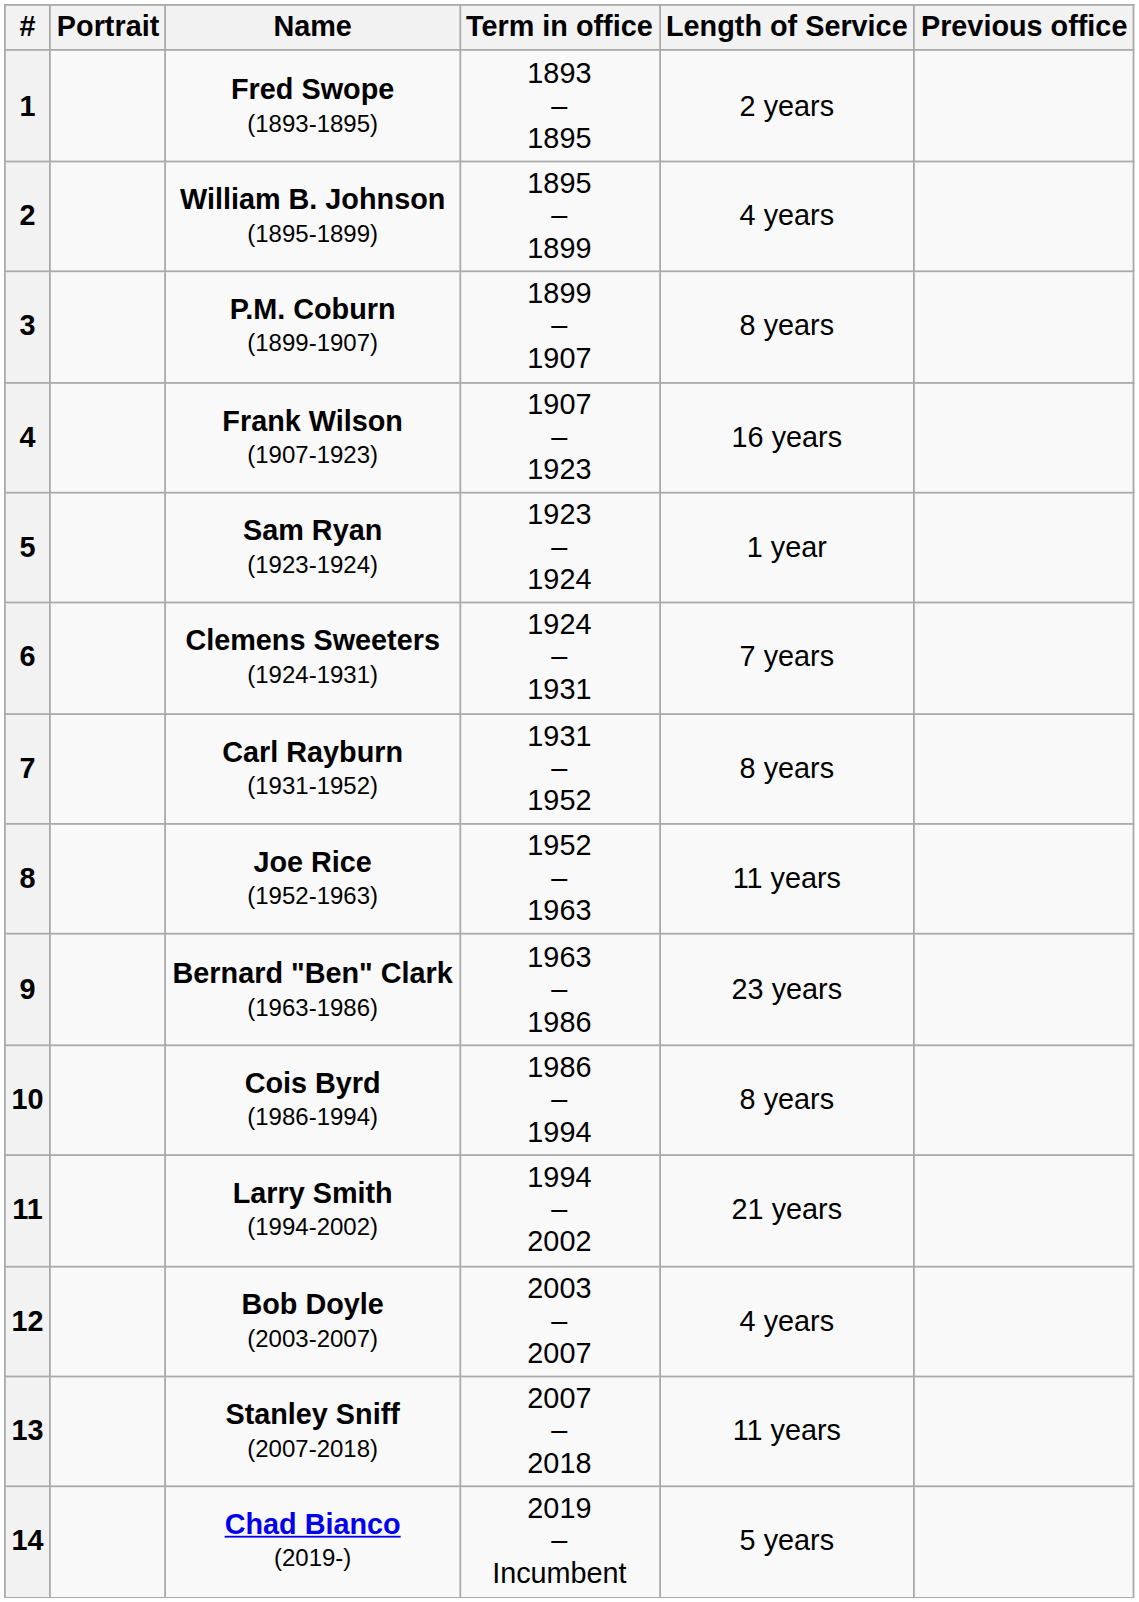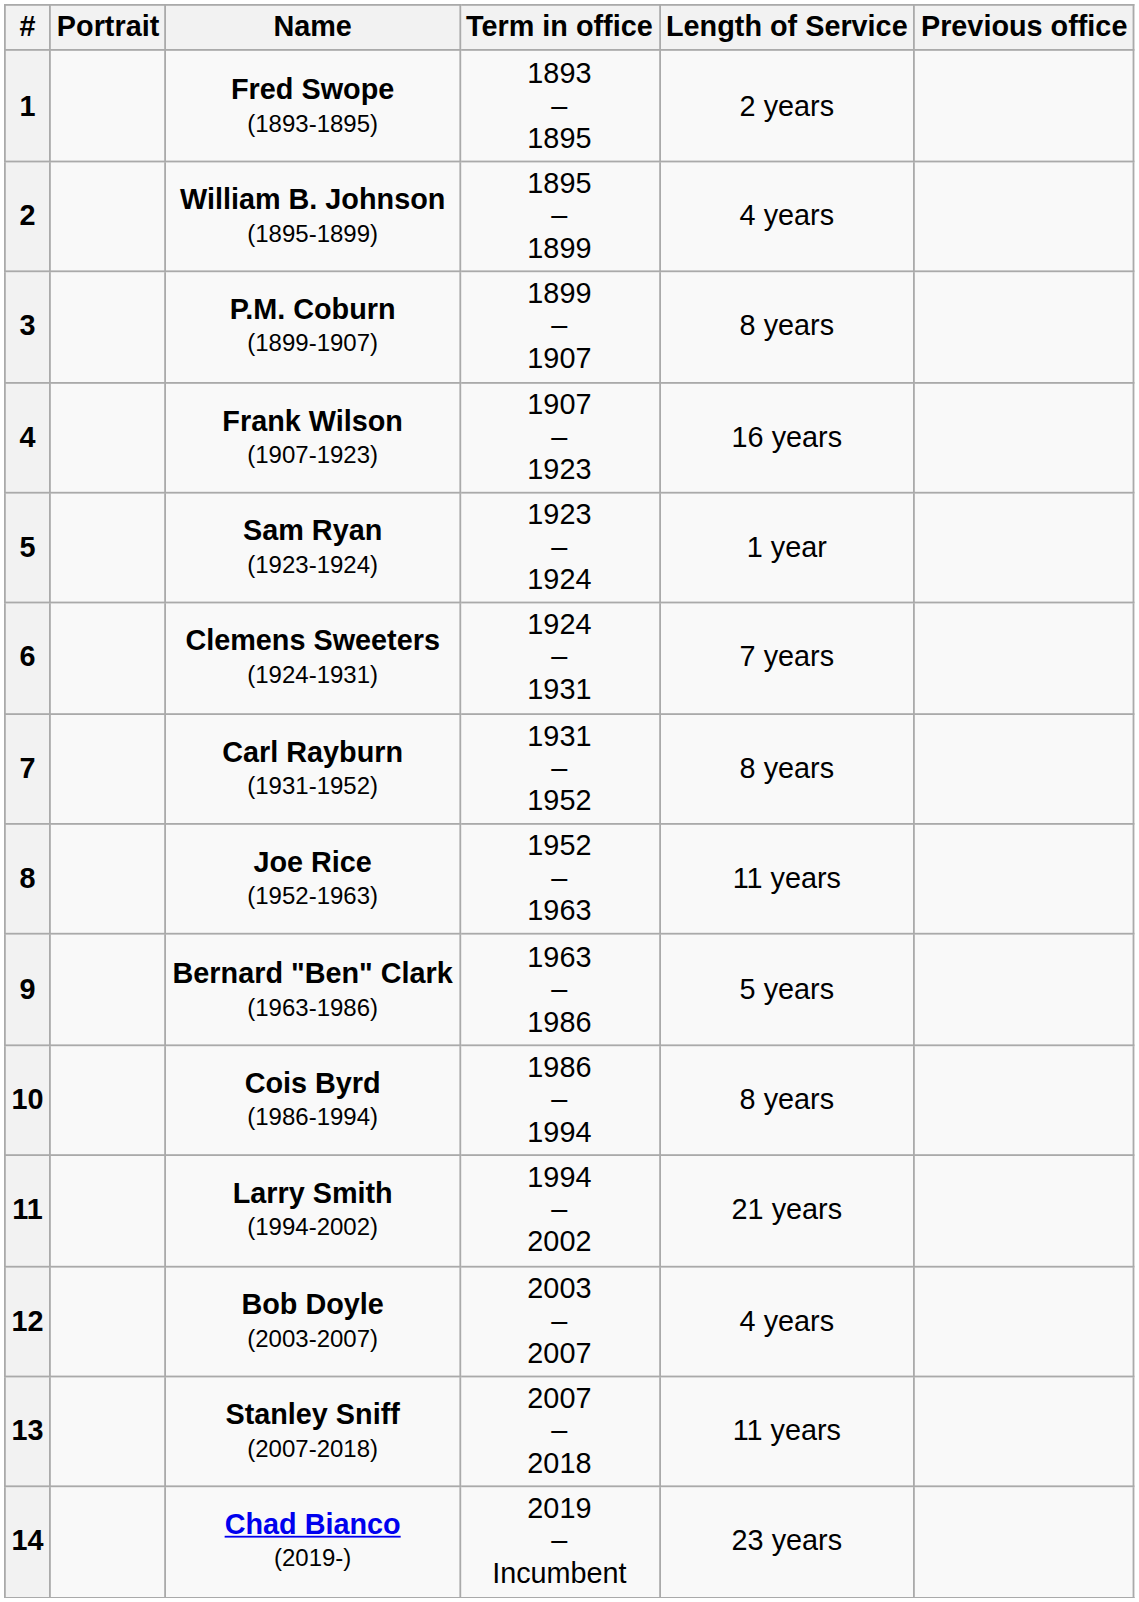(787, 989) 23 years -> (787, 989) 5 years
(787, 1541) 5 years -> (787, 1541) 23 years
